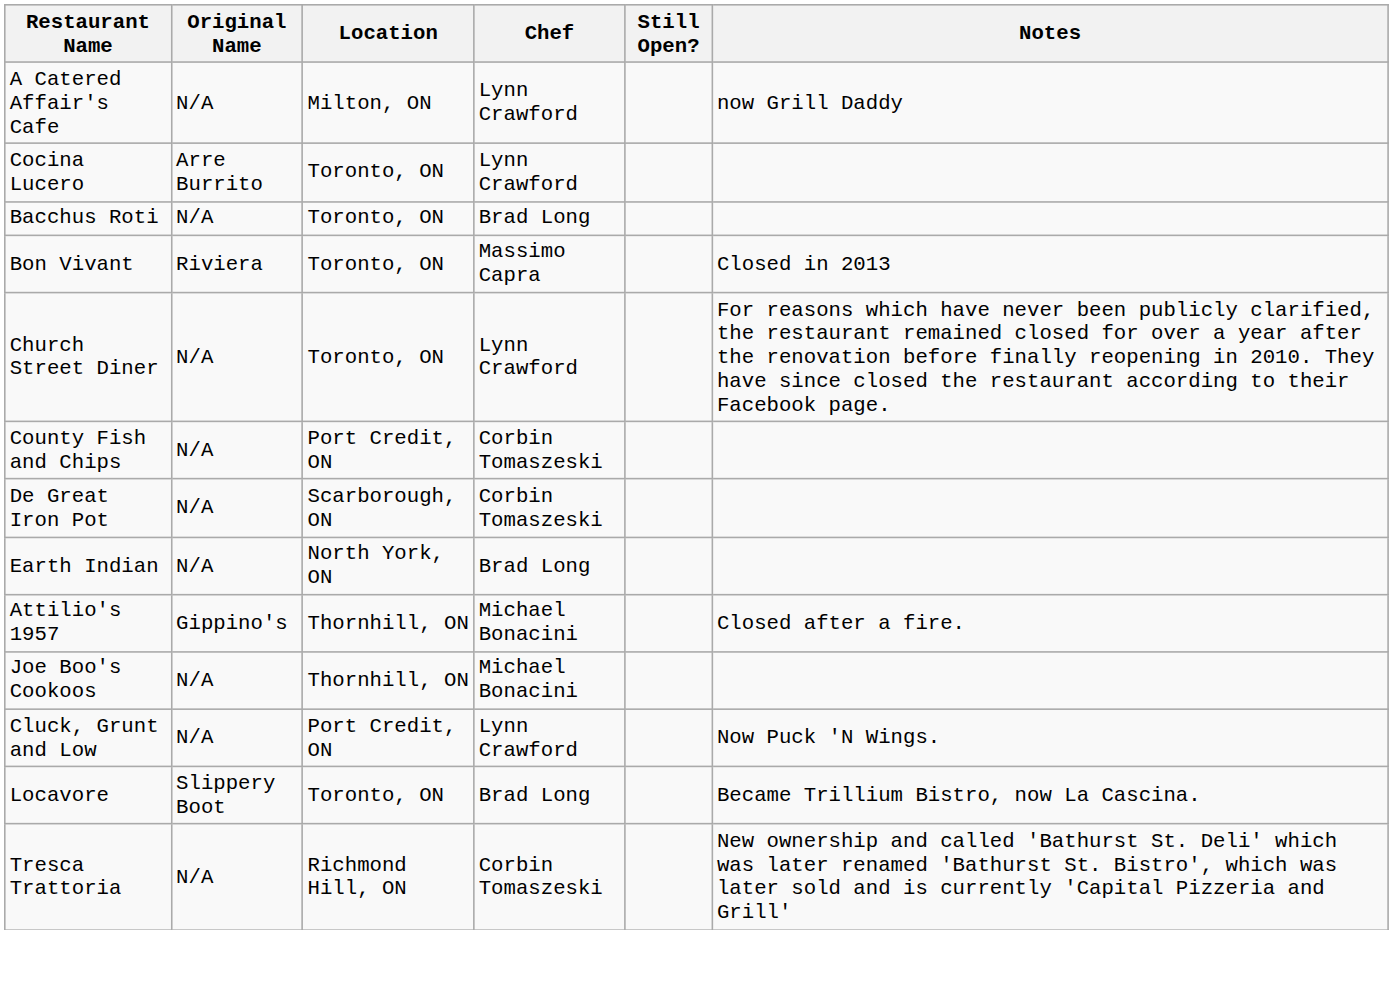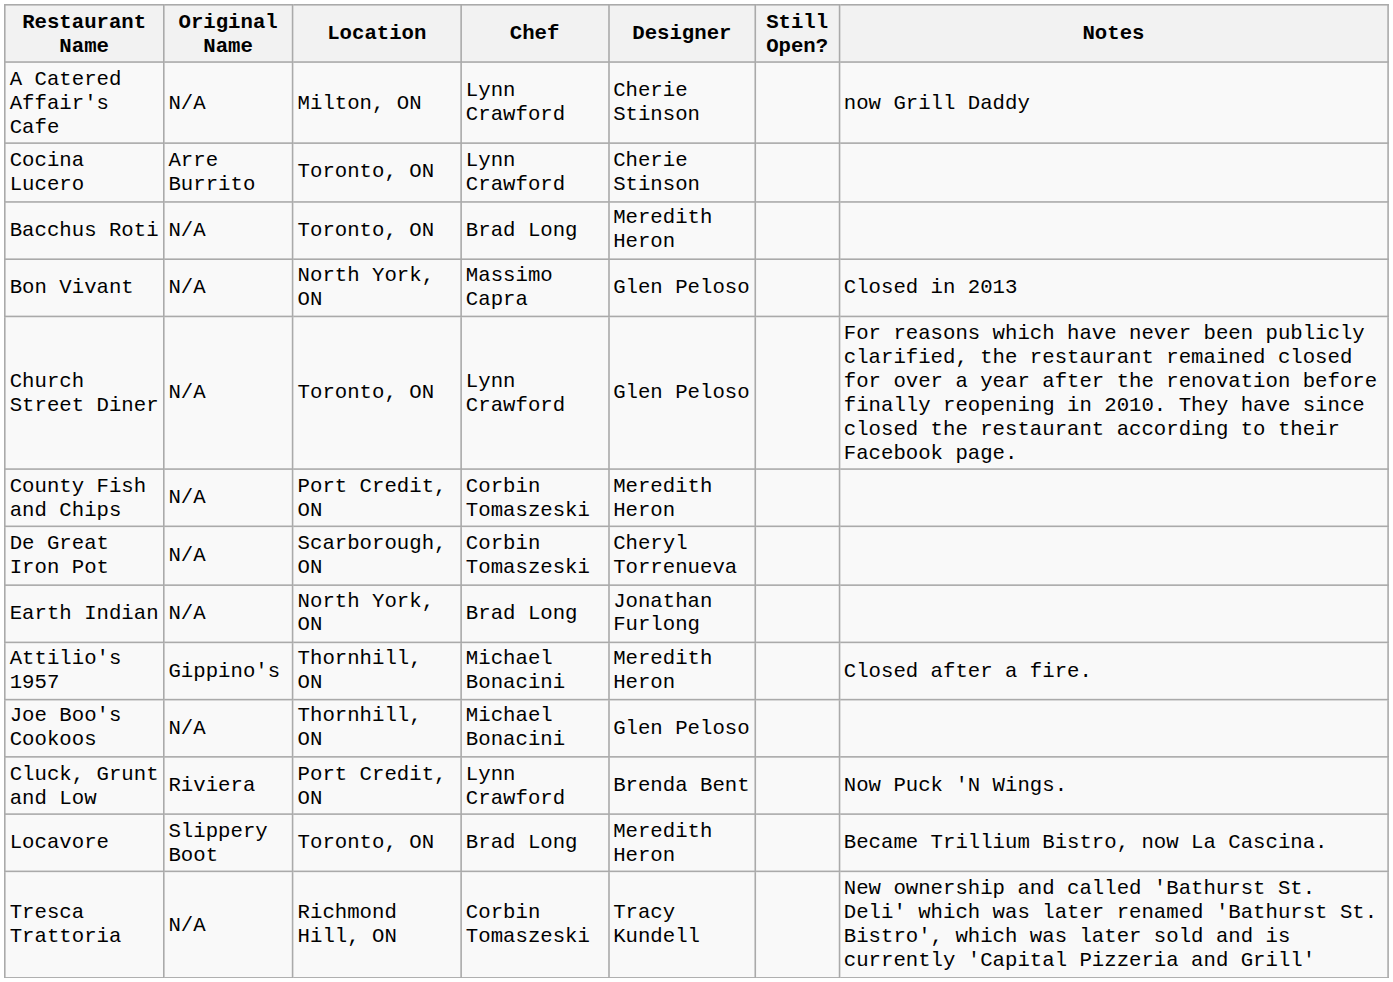+ column: (682, 34)
(219, 264) Riviera -> (187, 288) N/A
(376, 264) Toronto, ON -> (366, 288) North York, ON
(195, 738) N/A -> (212, 786) Riviera
